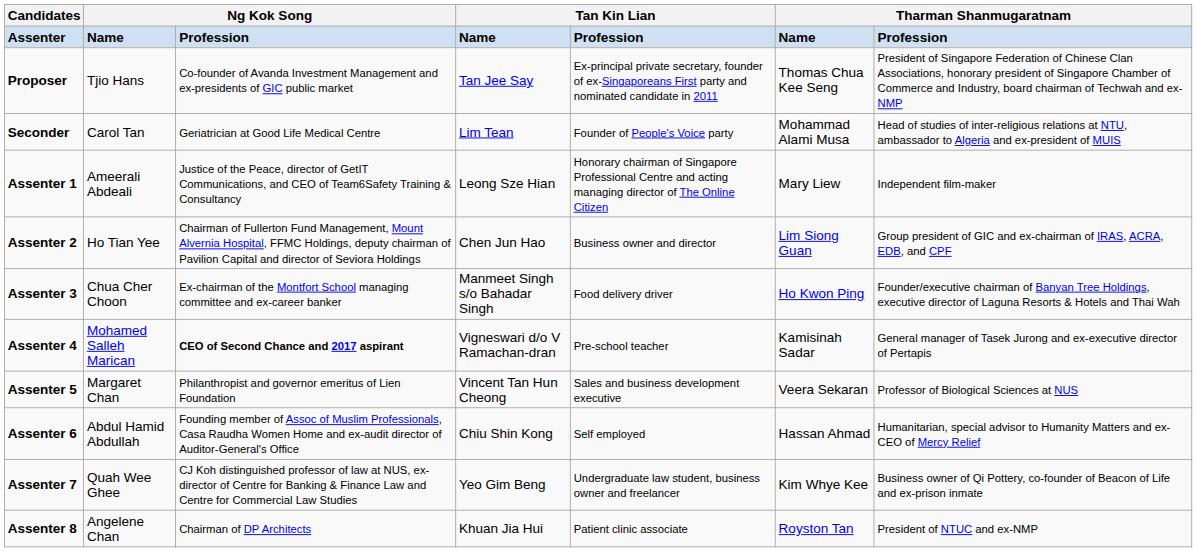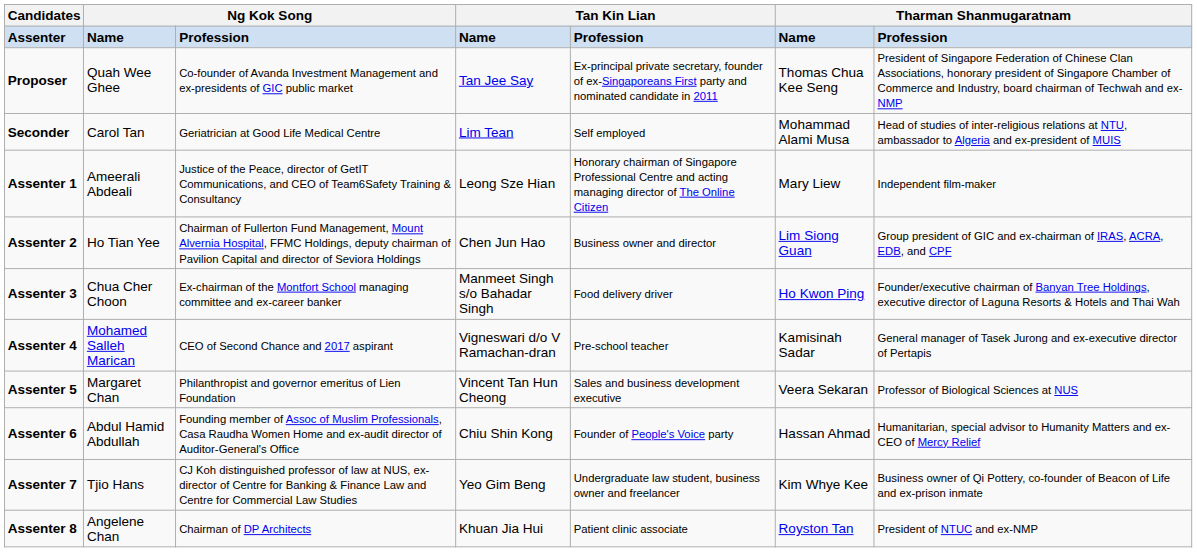(115, 81) Tjio Hans -> (119, 81) Quah Wee Ghee
(654, 133) Founder of People's Voice party -> (609, 133) Self employed
(291, 346) bold -> (286, 347) normal
(609, 435) Self employed -> (654, 435) Founder of People's Voice party
(119, 485) Quah Wee Ghee -> (115, 485) Tjio Hans
